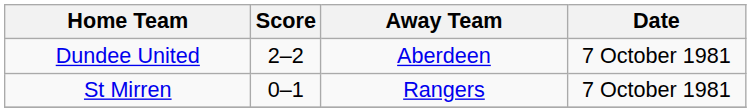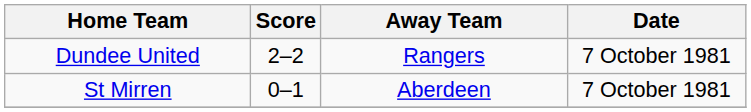(444, 55) Aberdeen -> (444, 55) Rangers
(444, 90) Rangers -> (444, 90) Aberdeen
